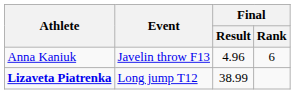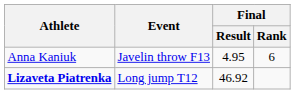(233, 57) 4.96 -> (233, 57) 4.95
(233, 78) 38.99 -> (233, 78) 46.92
